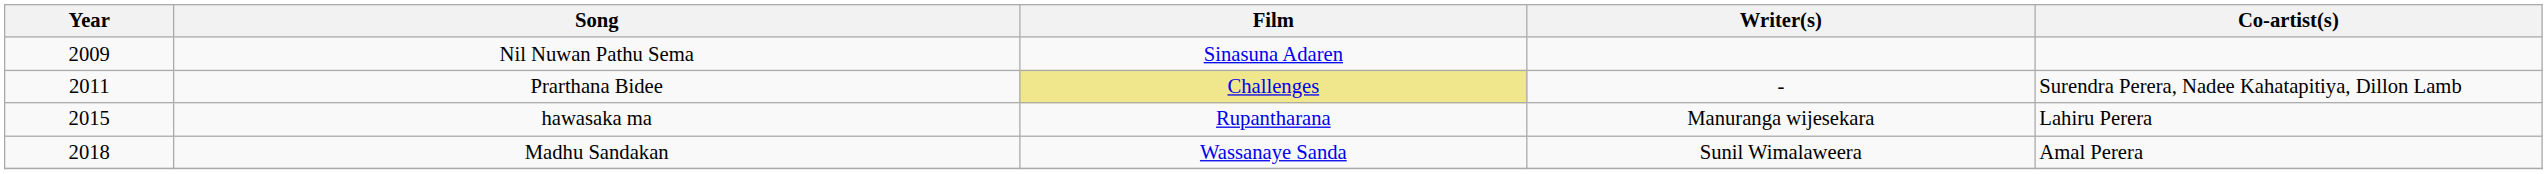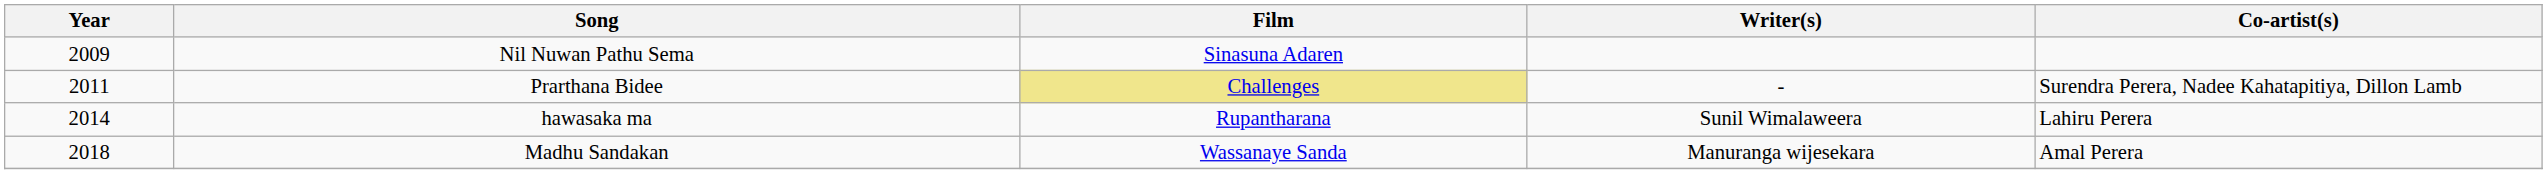(89, 119) 2015 -> (89, 119) 2014
(1781, 119) Manuranga wijesekara -> (1781, 119) Sunil Wimalaweera
(1781, 151) Sunil Wimalaweera -> (1781, 151) Manuranga wijesekara
